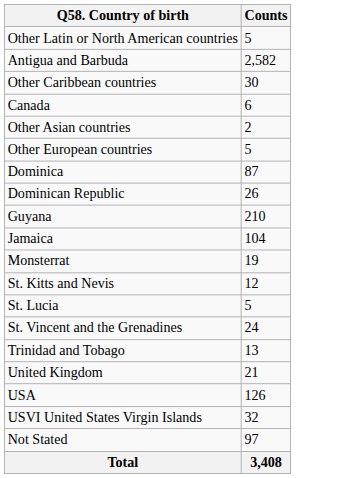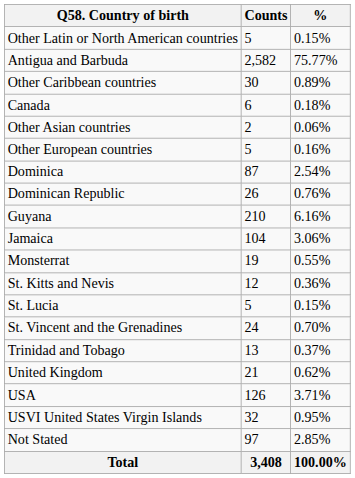+ column: (320, 15)
